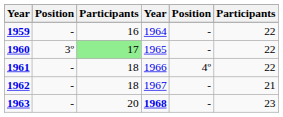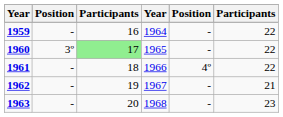(133, 85) 18 -> (133, 85) 19
(155, 103) bold -> (155, 103) normal
